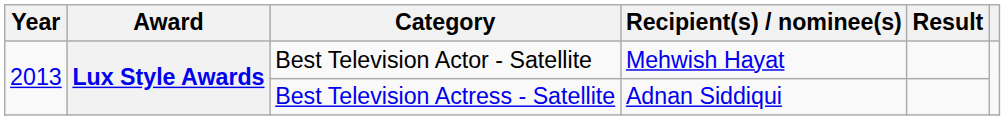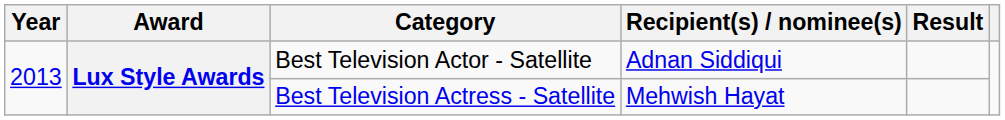(705, 59) Mehwish Hayat -> (704, 59) Adnan Siddiqui
(704, 96) Adnan Siddiqui -> (705, 96) Mehwish Hayat
